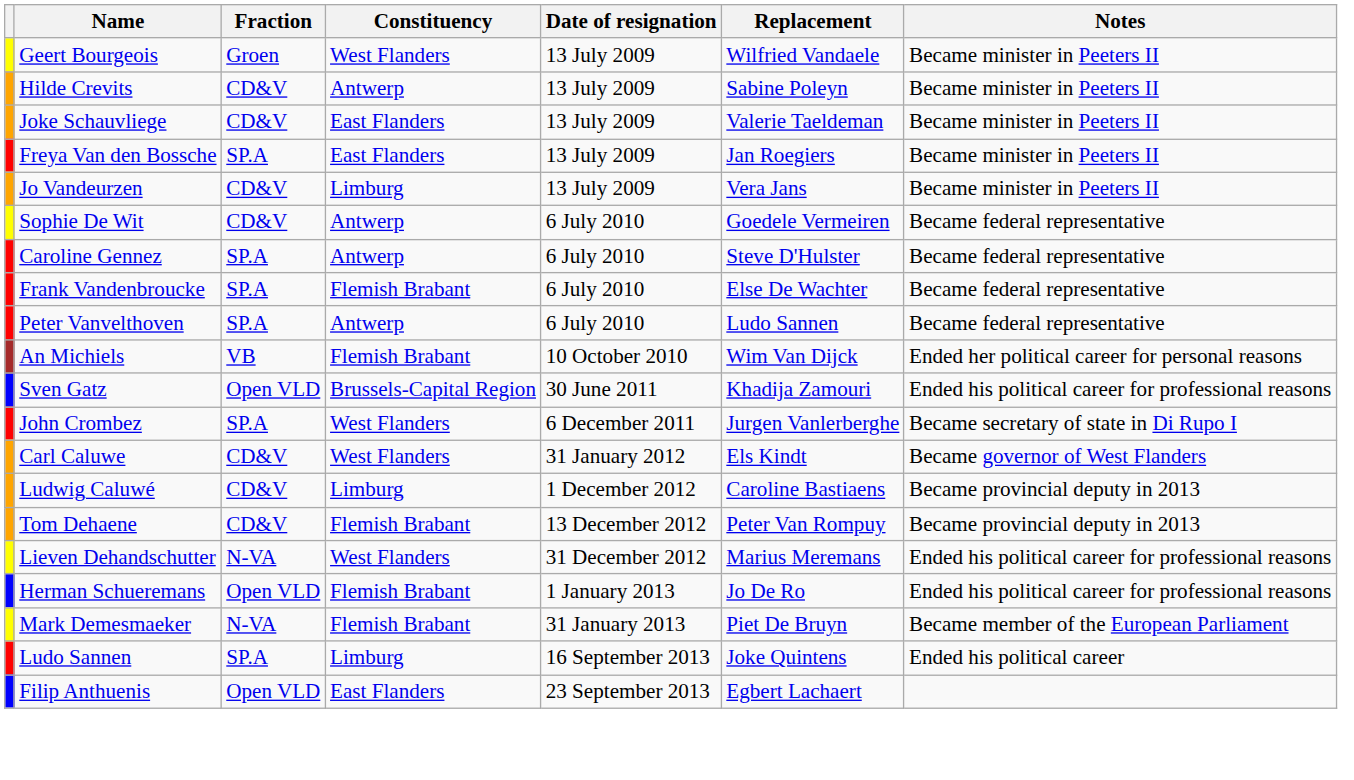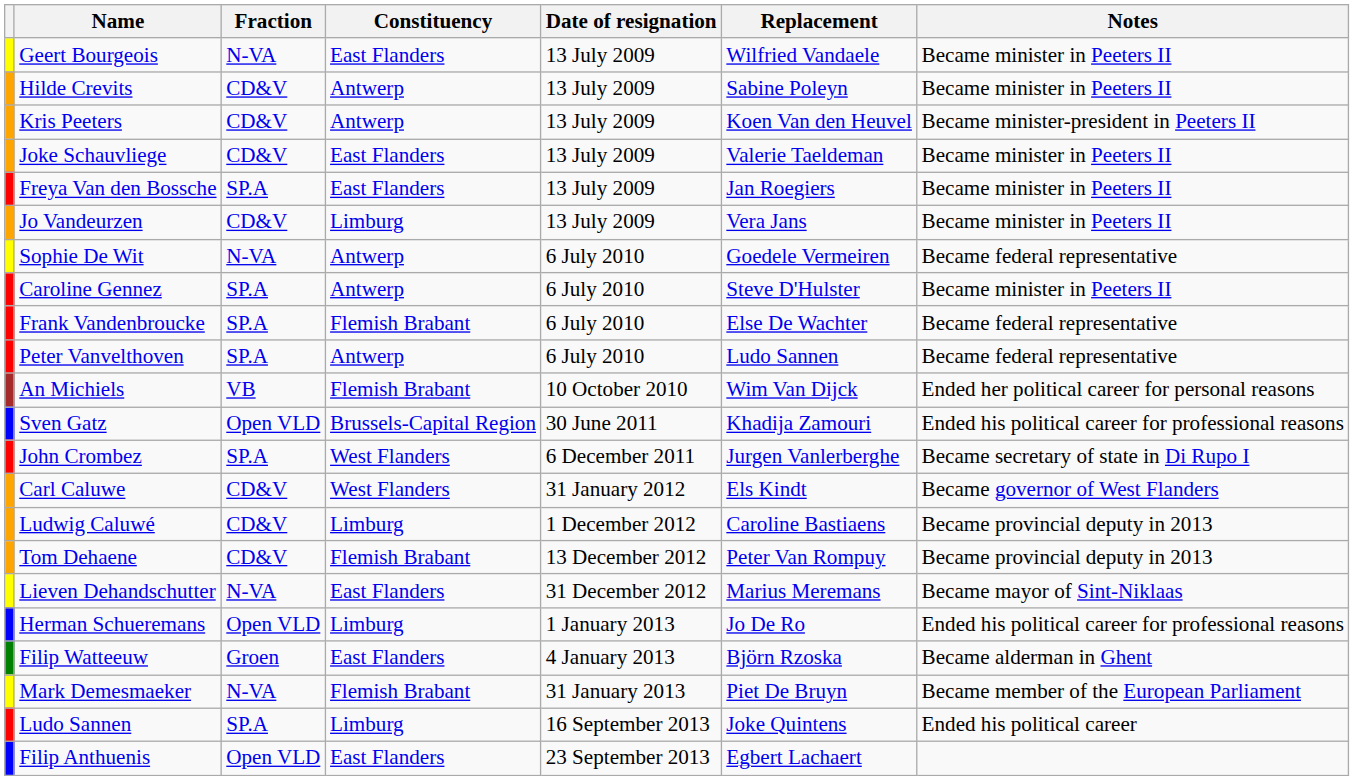(253, 54) Groen -> (251, 54) N-VA
(390, 54) West Flanders -> (387, 54) East Flanders
+ row: (71, 121)
(257, 222) CD&V -> (251, 255) N-VA
(1037, 255) Became federal representative -> (1047, 289) Became minister in Peeters II
(390, 557) West Flanders -> (387, 590) East Flanders
(1120, 557) Ended his political career for professional reasons -> (1052, 590) Became mayor of Sint-Niklaas
(400, 590) Flemish Brabant -> (367, 624) Limburg
+ row: (84, 657)
